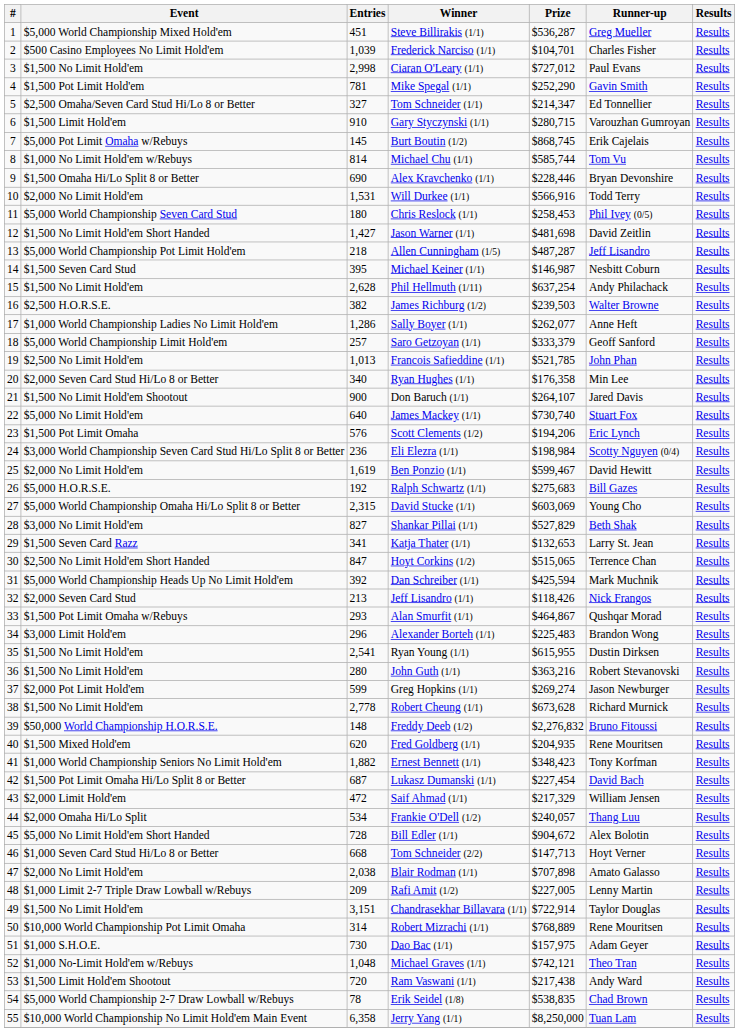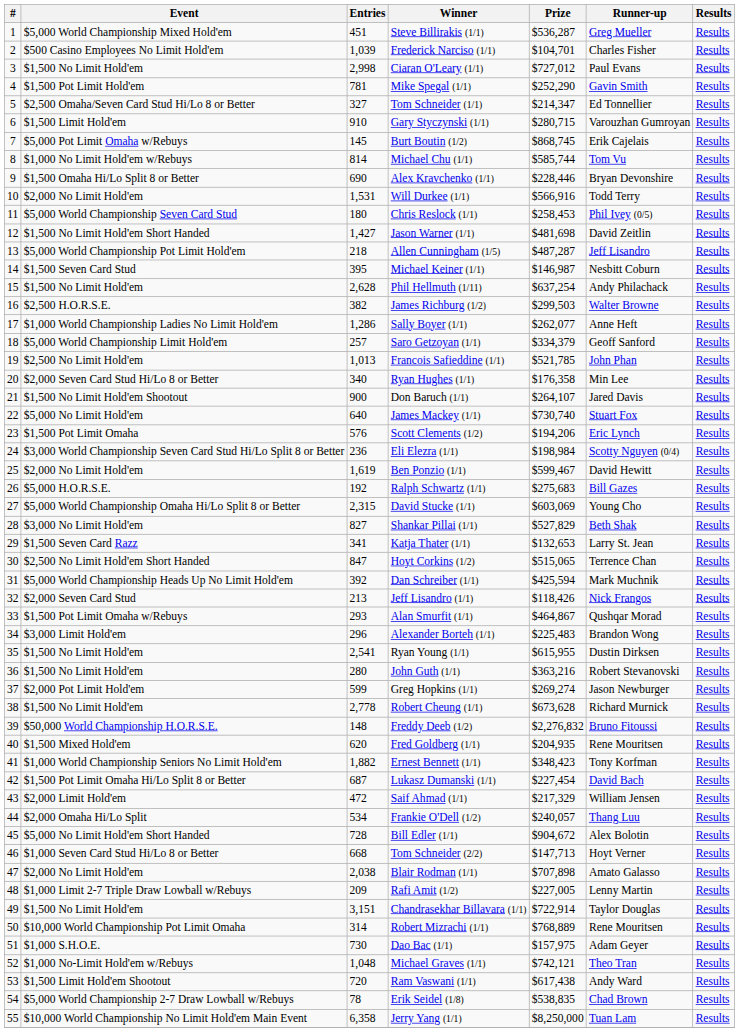(553, 305) $239,503 -> (553, 305) $299,503
(553, 342) $333,379 -> (553, 342) $334,379
(553, 981) $217,438 -> (553, 981) $617,438
